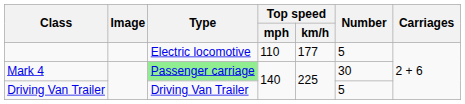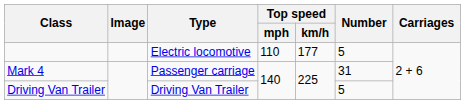(203, 71) lightgreen background -> (203, 71) no background
(345, 71) 30 -> (345, 71) 31
